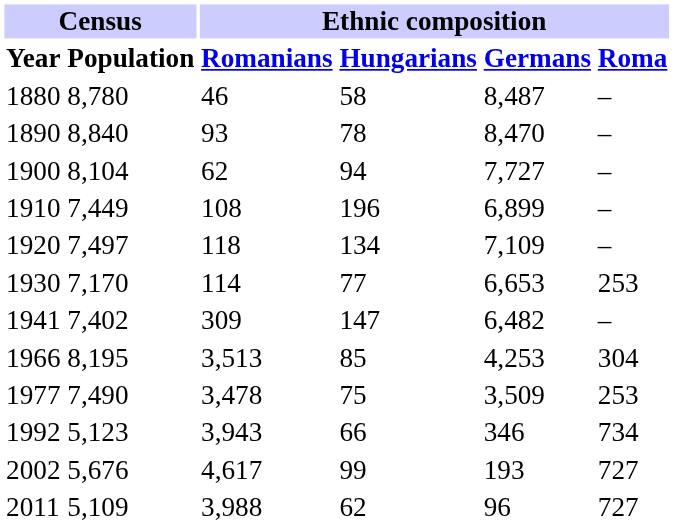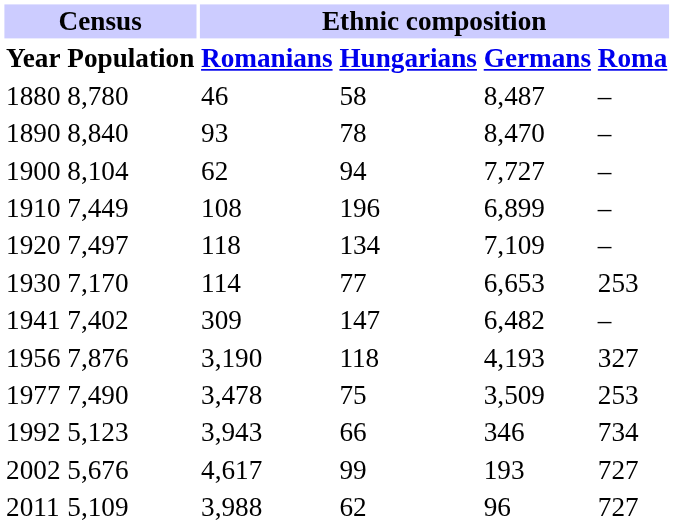+ row: (33, 357)
- row: (33, 357)
